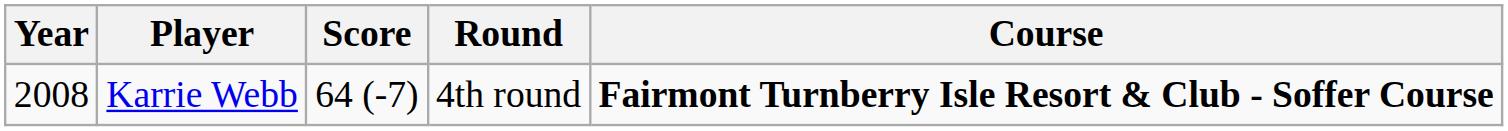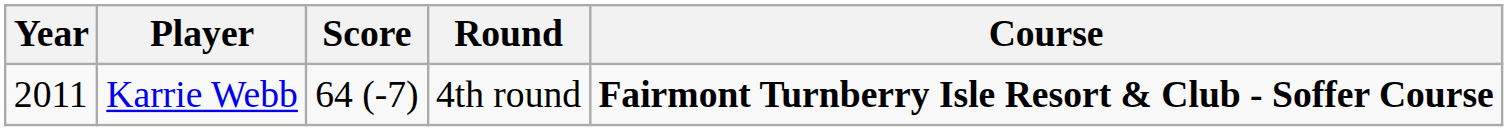(51, 93) 2008 -> (51, 93) 2011
